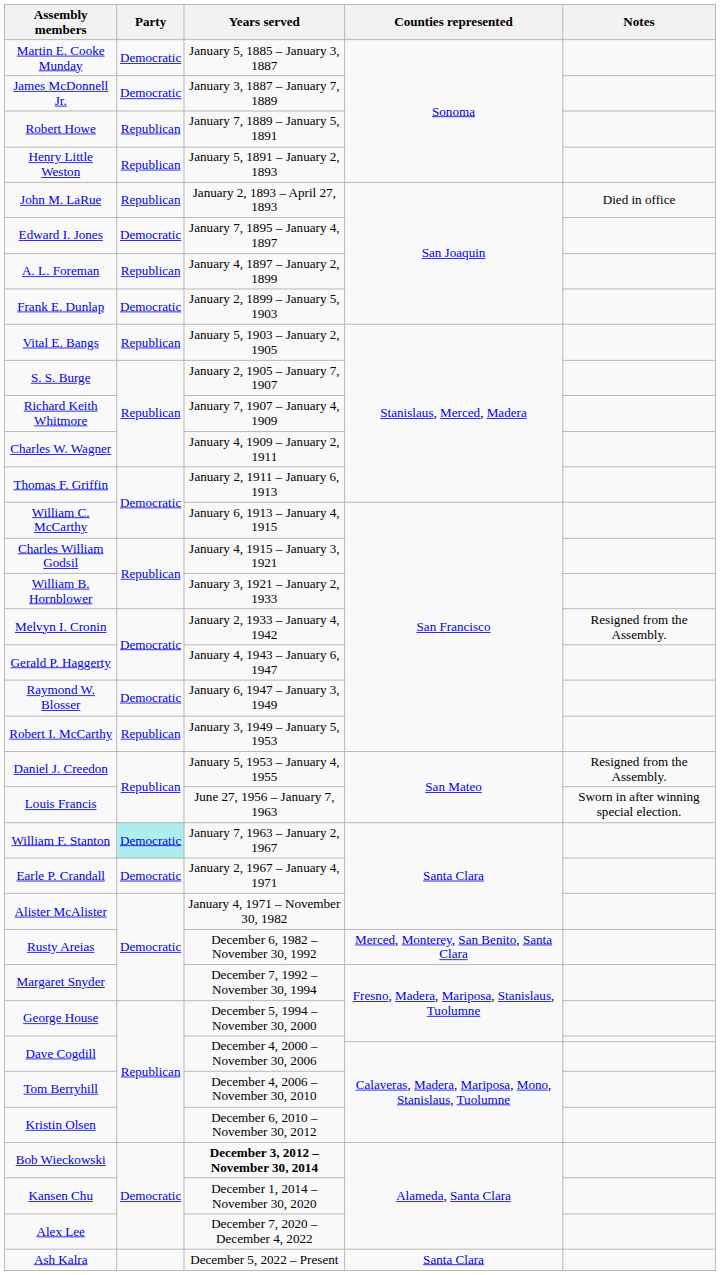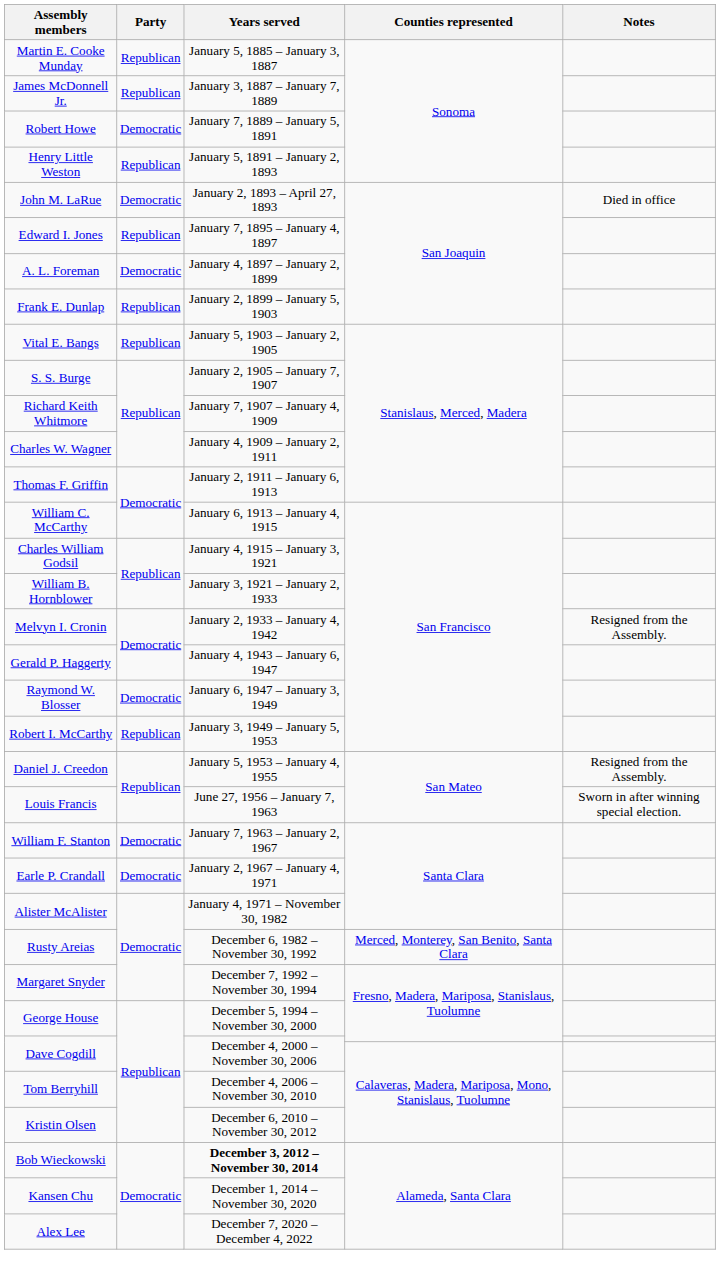(151, 57) Democratic -> (151, 57) Republican
(151, 93) Democratic -> (151, 93) Republican
(151, 128) Republican -> (151, 128) Democratic
(151, 200) Republican -> (151, 200) Democratic
(151, 235) Democratic -> (151, 235) Republican
(151, 271) Republican -> (151, 271) Democratic
(151, 306) Democratic -> (151, 306) Republican
(151, 840) paleturquoise background -> (151, 840) no background
- row: (61, 1259)
